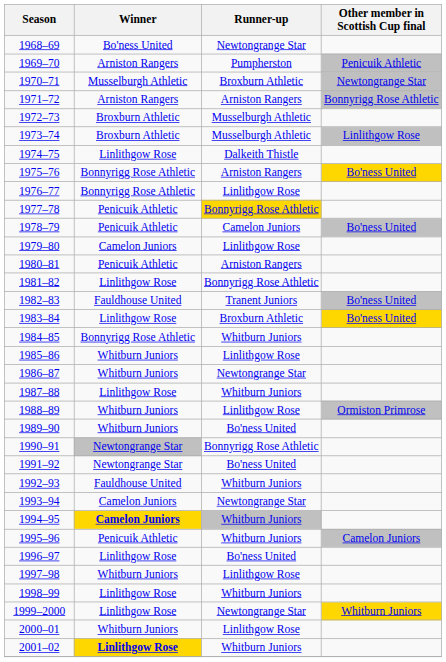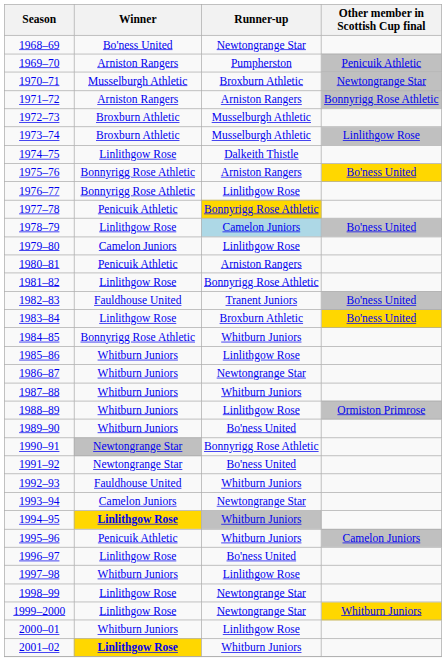(138, 227) Penicuik Athletic -> (138, 227) Linlithgow Rose
(261, 227) no background -> (261, 227) lightblue background
(138, 391) Linlithgow Rose -> (138, 391) Whitburn Juniors
(138, 519) Camelon Juniors -> (138, 519) Linlithgow Rose
(261, 592) Whitburn Juniors -> (261, 592) Newtongrange Star
